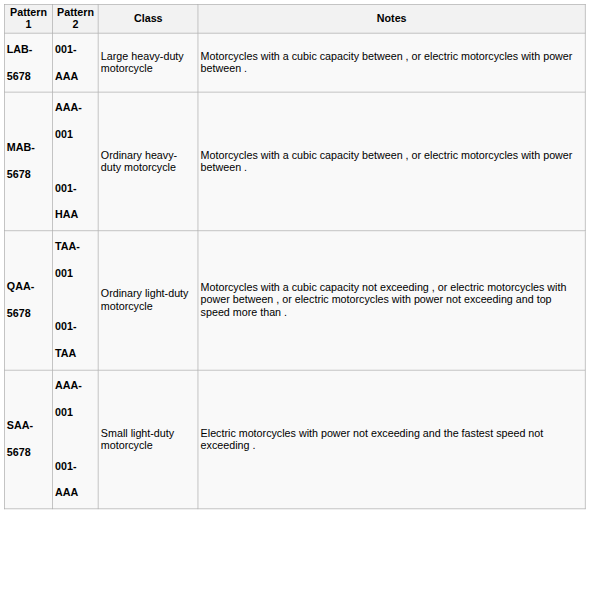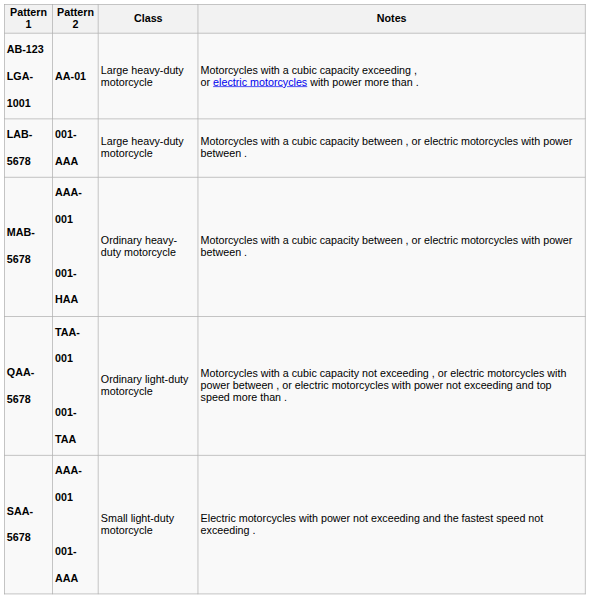+ row: (25, 76)
